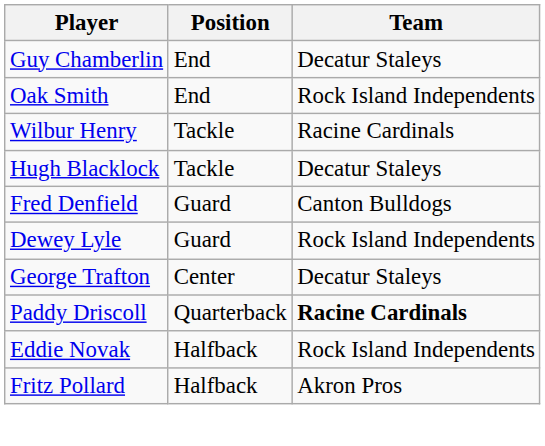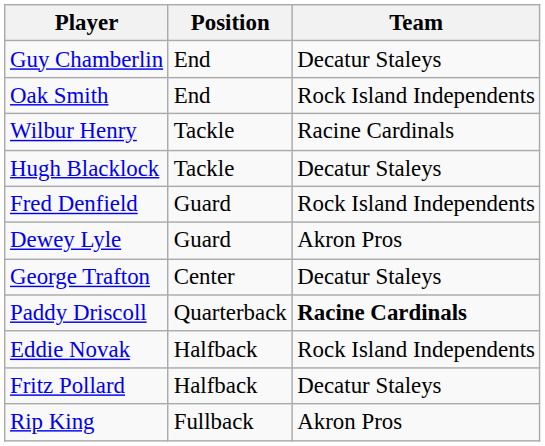(375, 204) Canton Bulldogs -> (416, 204) Rock Island Independents
(416, 240) Rock Island Independents -> (350, 240) Akron Pros
(350, 385) Akron Pros -> (369, 385) Decatur Staleys
+ row: (52, 421)
